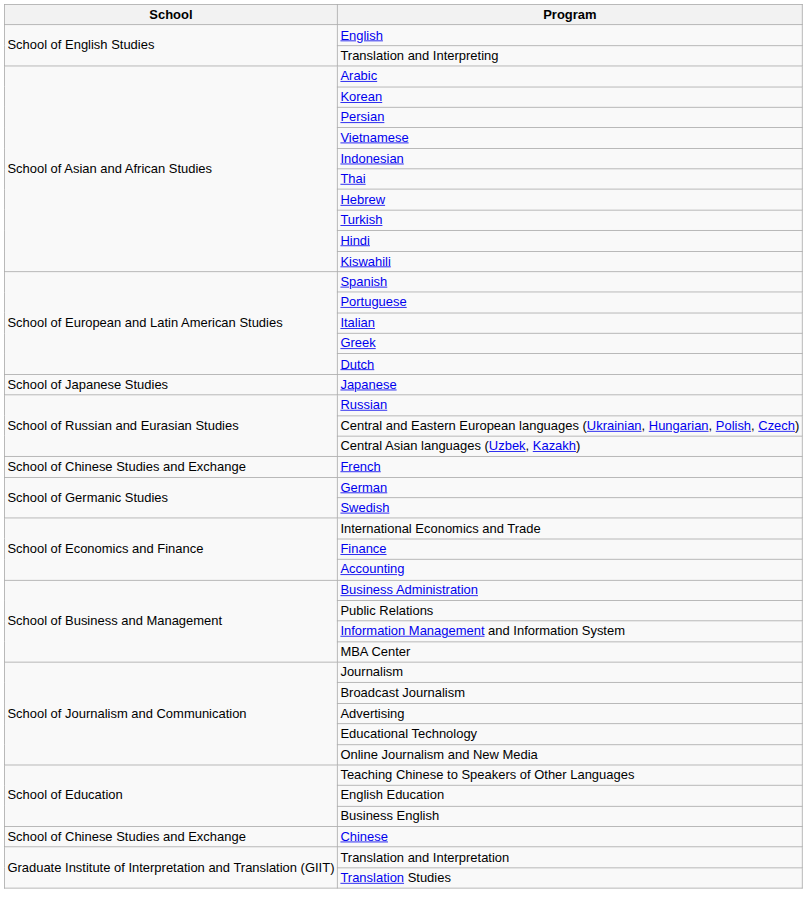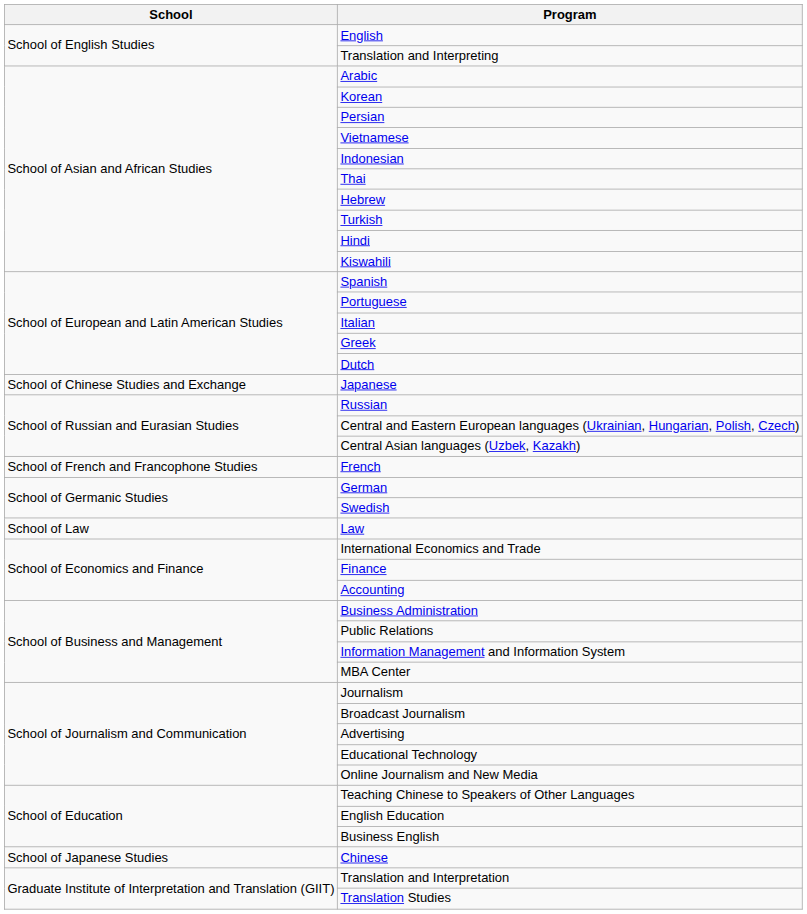(88, 384) School of Japanese Studies -> (127, 384) School of Chinese Studies and Exchange
(127, 466) School of Chinese Studies and Exchange -> (132, 466) School of French and Francophone Studies
+ row: (352, 528)
(127, 836) School of Chinese Studies and Exchange -> (88, 857) School of Japanese Studies
